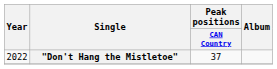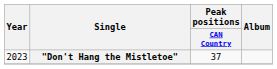(17, 57) 2022 -> (17, 57) 2023
